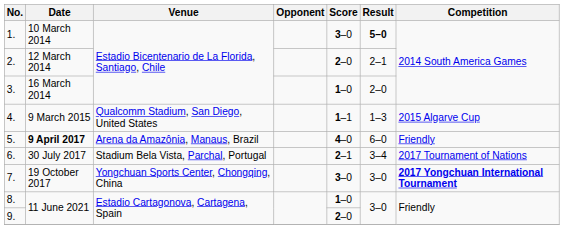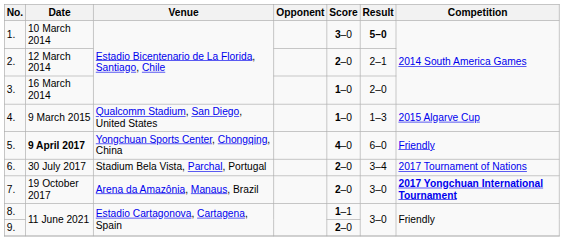(343, 117) 1–1 -> (343, 117) 1–0
(177, 139) Arena da Amazônia, Manaus, Brazil -> (183, 145) Yongchuan Sports Center, Chongqing, China
(343, 156) 2–1 -> (343, 167) 2–0
(183, 178) Yongchuan Sports Center, Chongqing, China -> (177, 189) Arena da Amazônia, Manaus, Brazil
(343, 178) 3–0 -> (343, 189) 2–0
(343, 200) 1–0 -> (343, 211) 1–1
